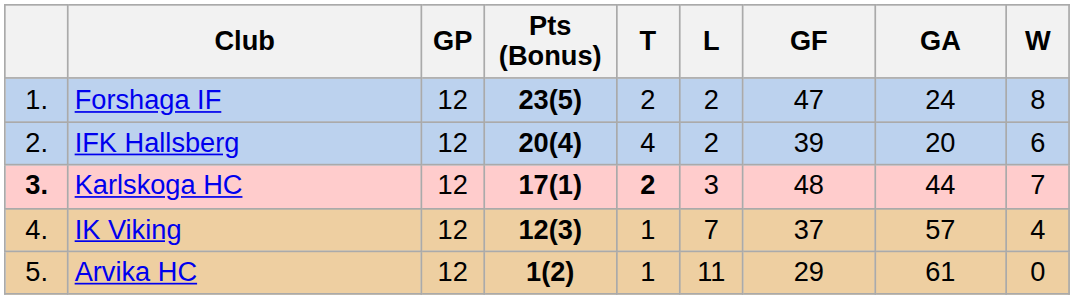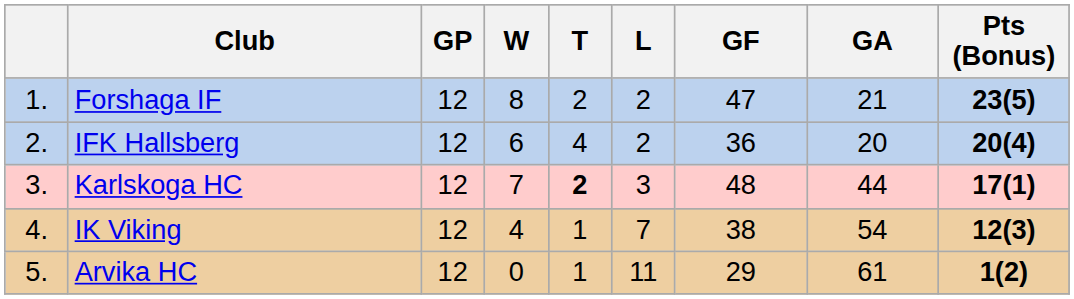columns swapped: (1038, 41) <-> (550, 41)
(940, 99) 24 -> (872, 99) 21
(809, 142) 39 -> (741, 142) 36
(37, 186) bold -> (37, 186) normal
(809, 229) 37 -> (741, 229) 38
(940, 229) 57 -> (872, 229) 54
